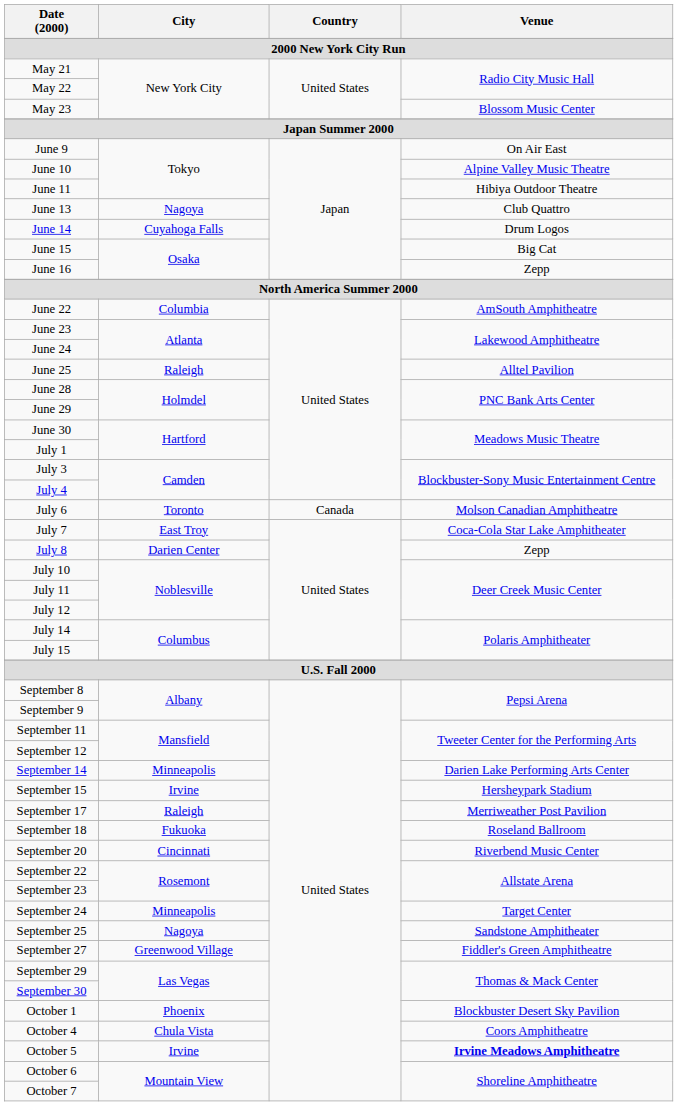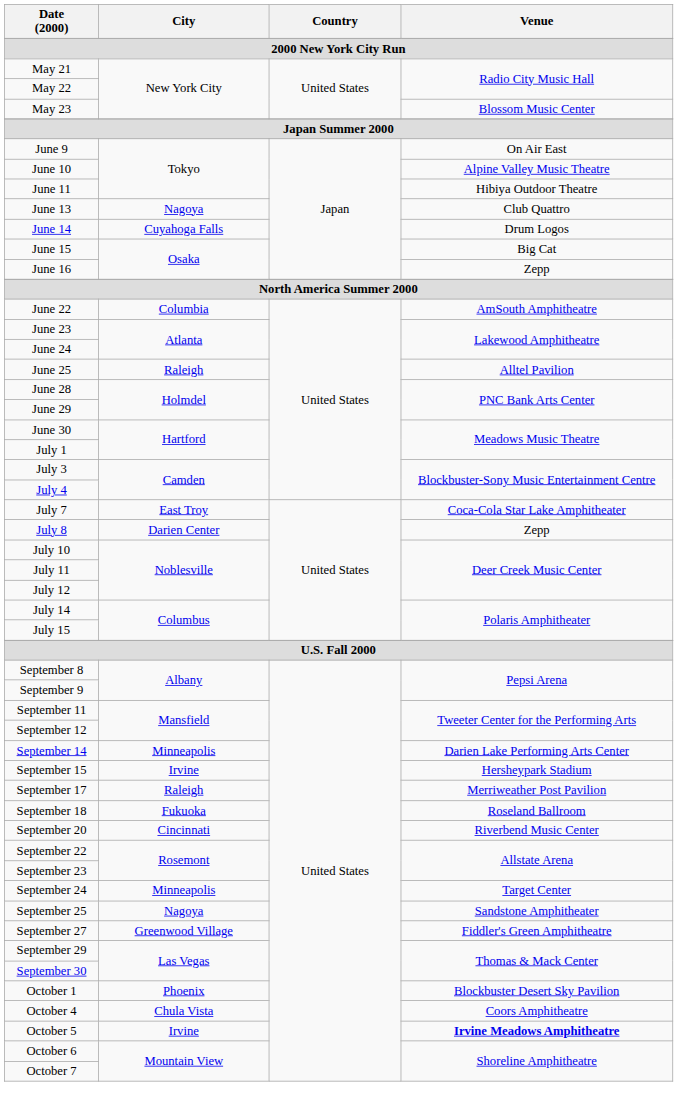- row: (52, 509)
